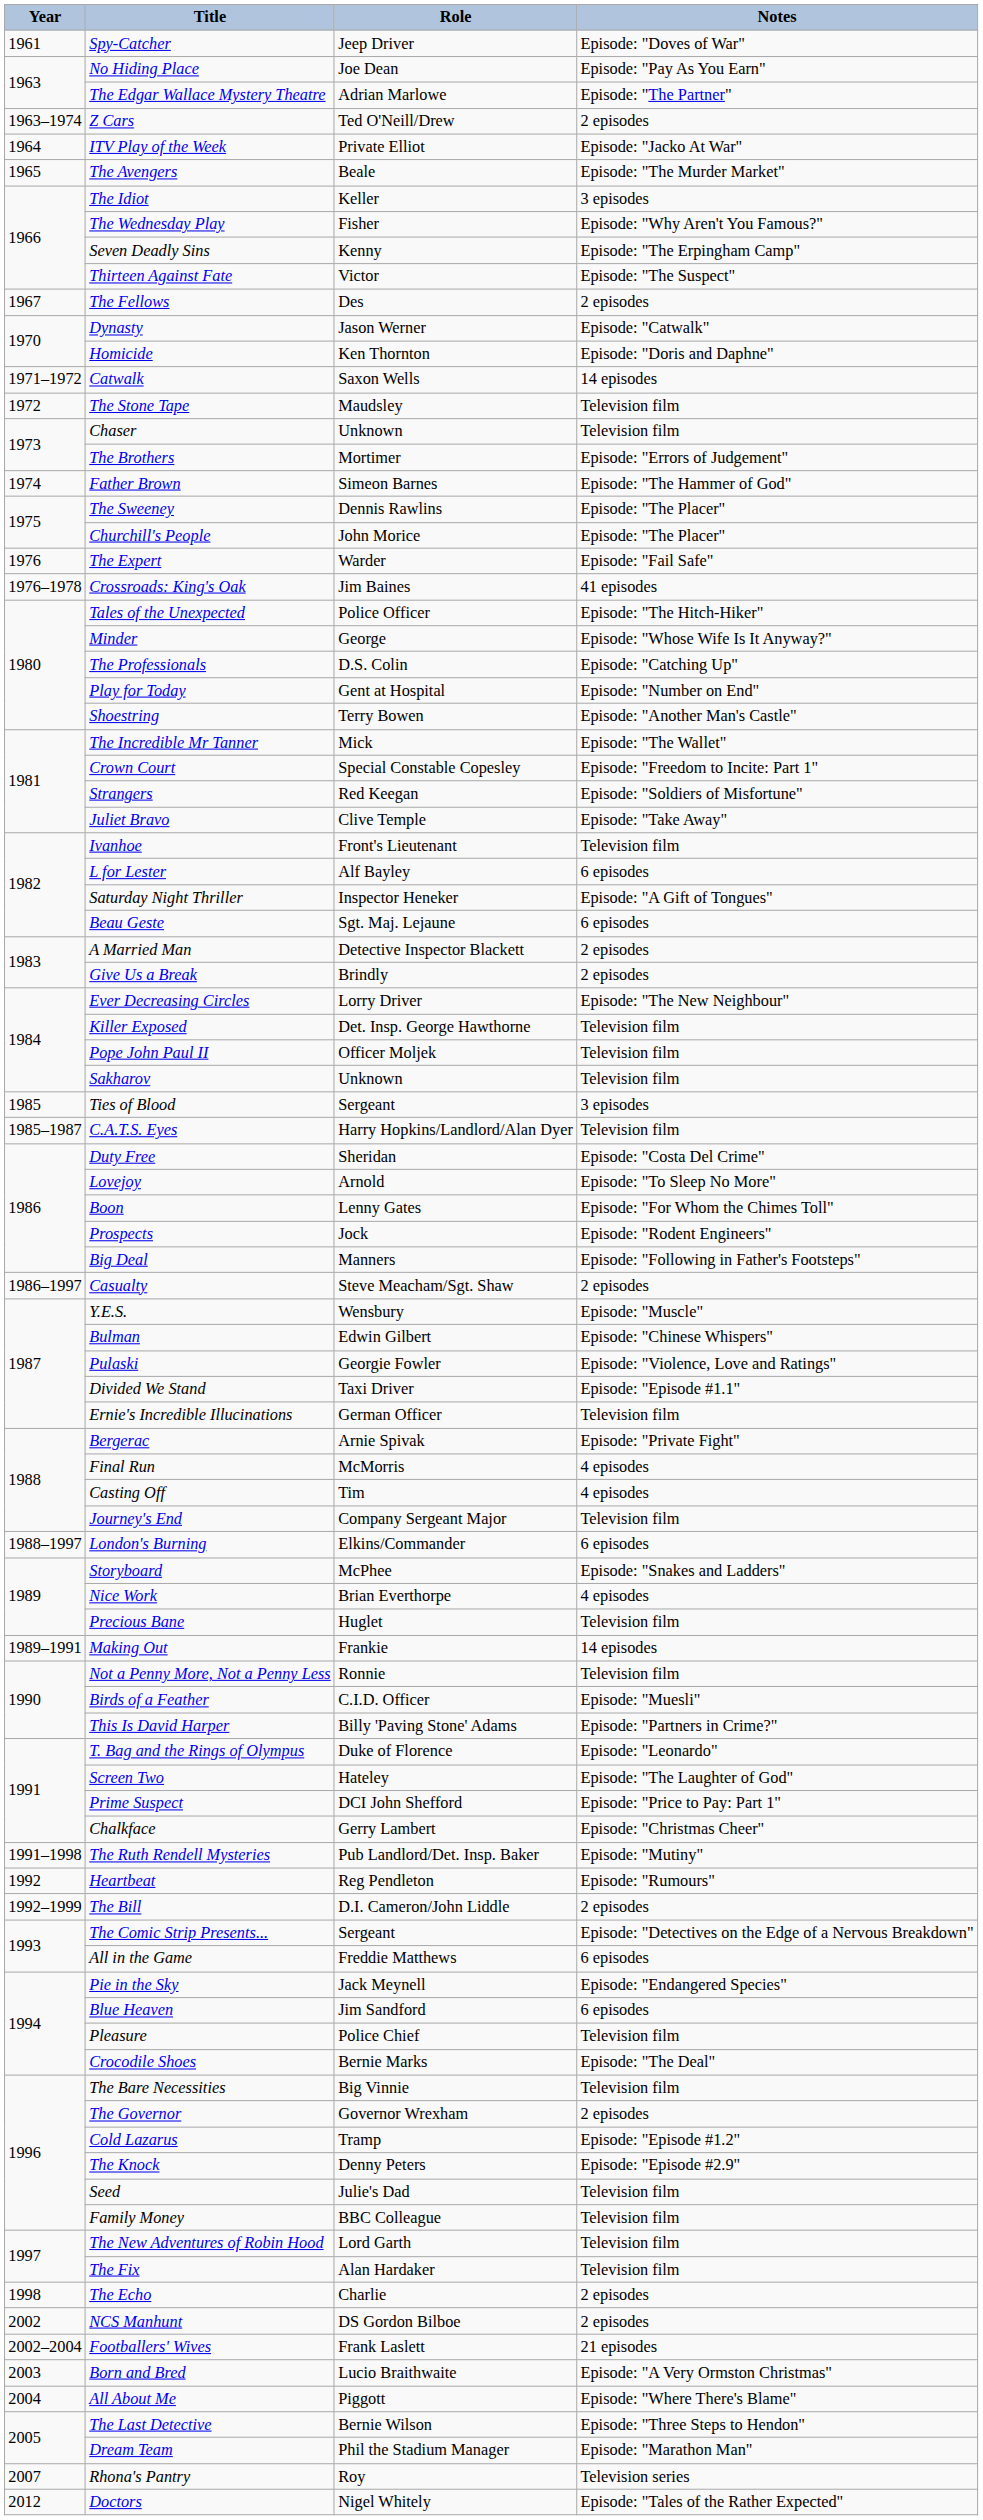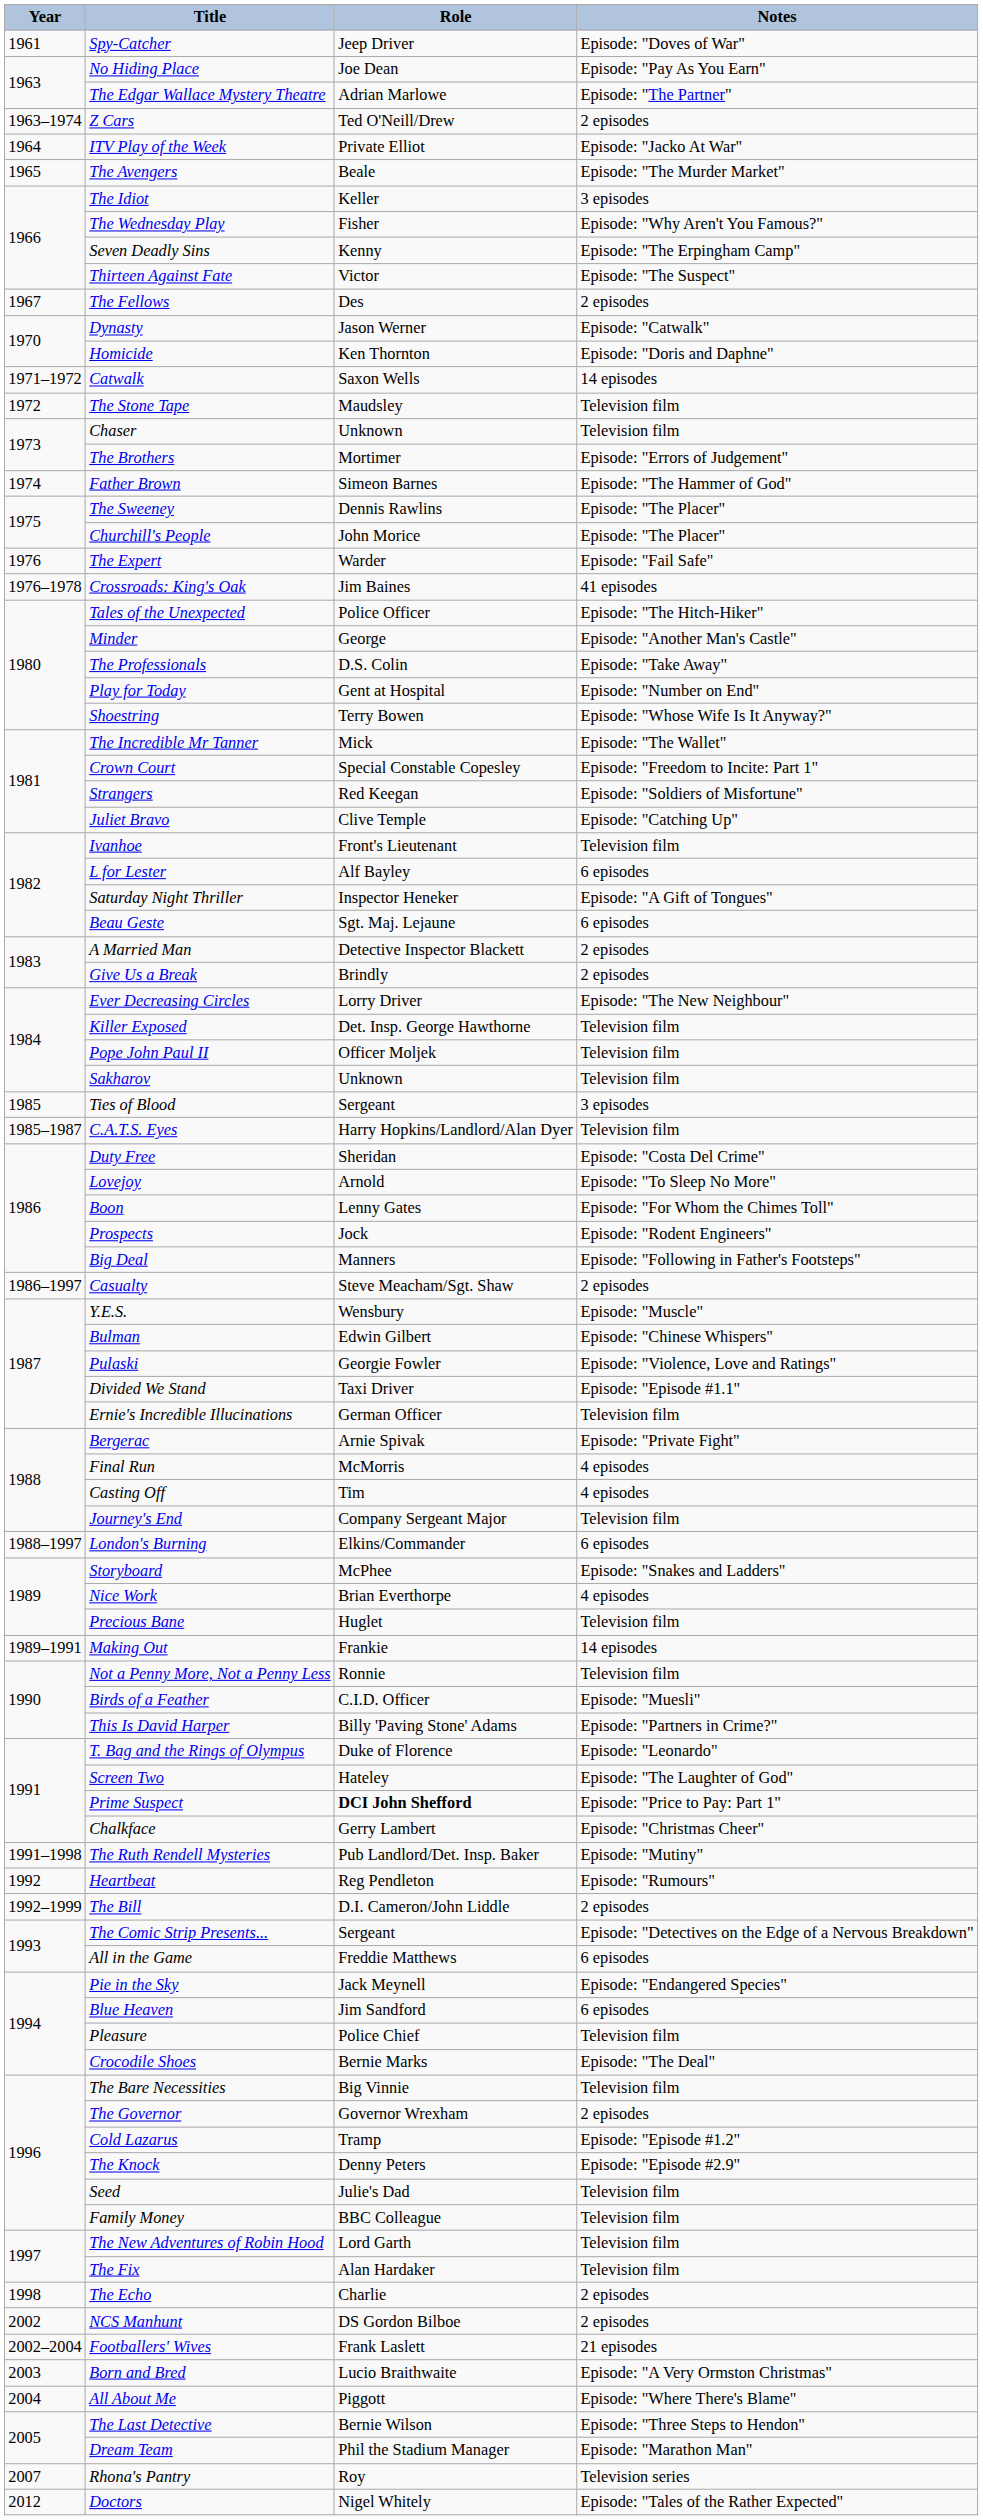(706, 638) Episode: "Whose Wife Is It Anyway?" -> (689, 638) Episode: "Another Man's Castle"
(659, 664) Episode: "Catching Up" -> (654, 664) Episode: "Take Away"
(689, 716) Episode: "Another Man's Castle" -> (706, 716) Episode: "Whose Wife Is It Anyway?"
(654, 819) Episode: "Take Away" -> (659, 819) Episode: "Catching Up"
(400, 1803) normal -> (405, 1803) bold
